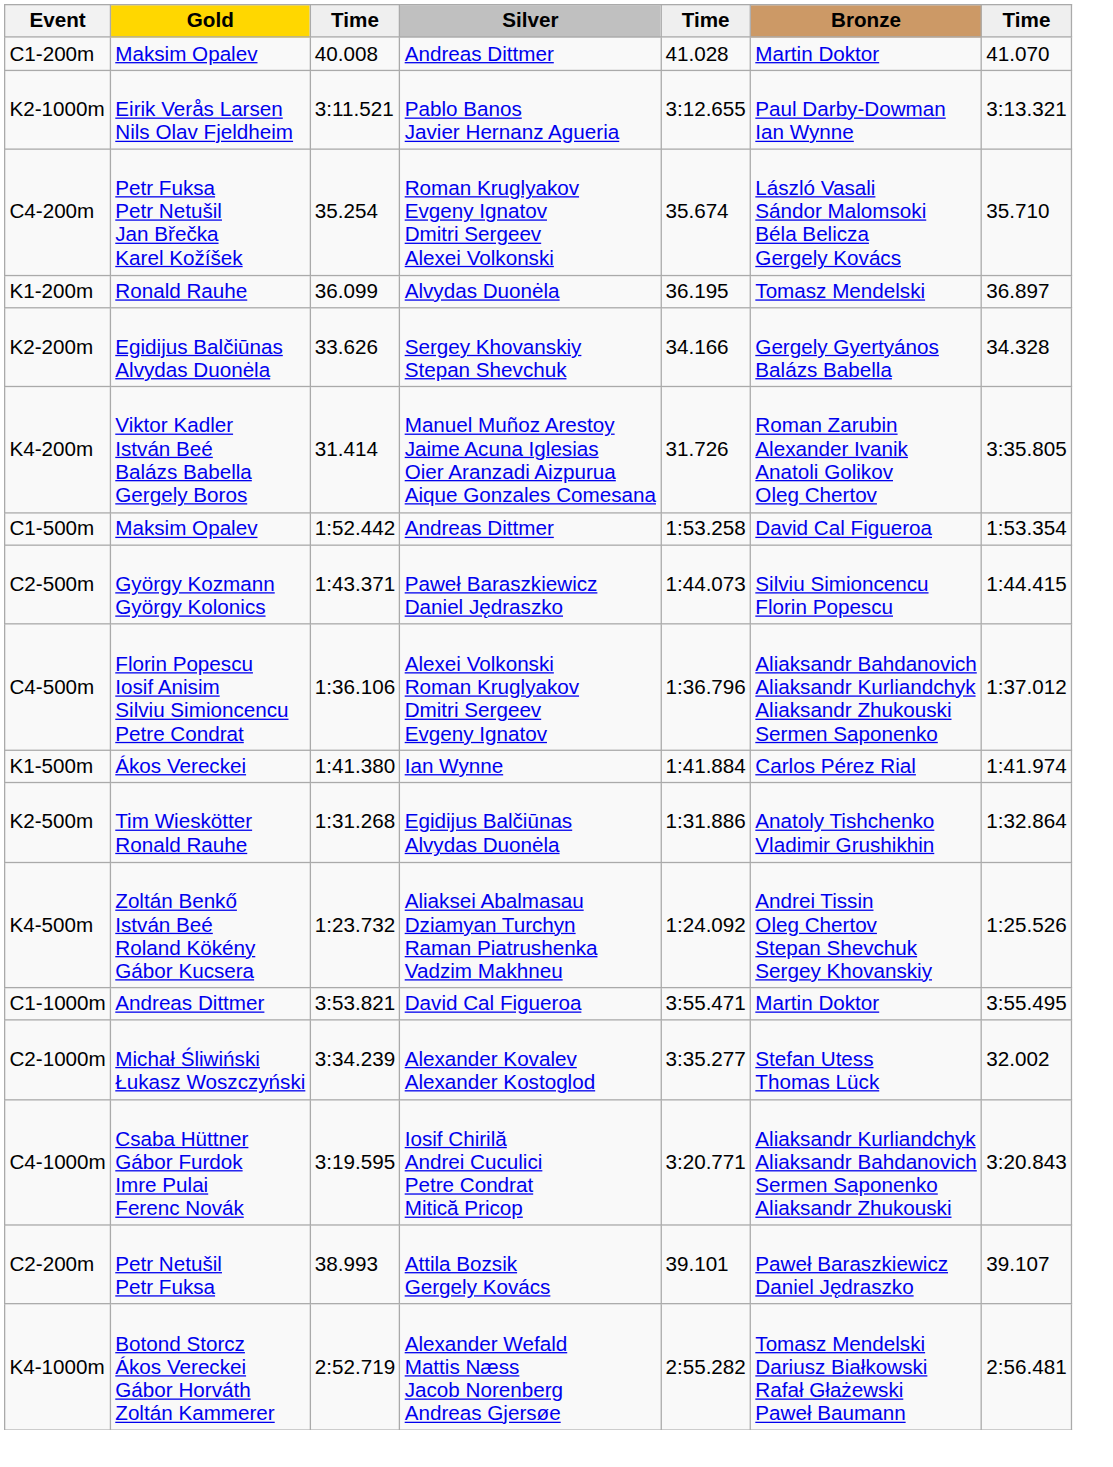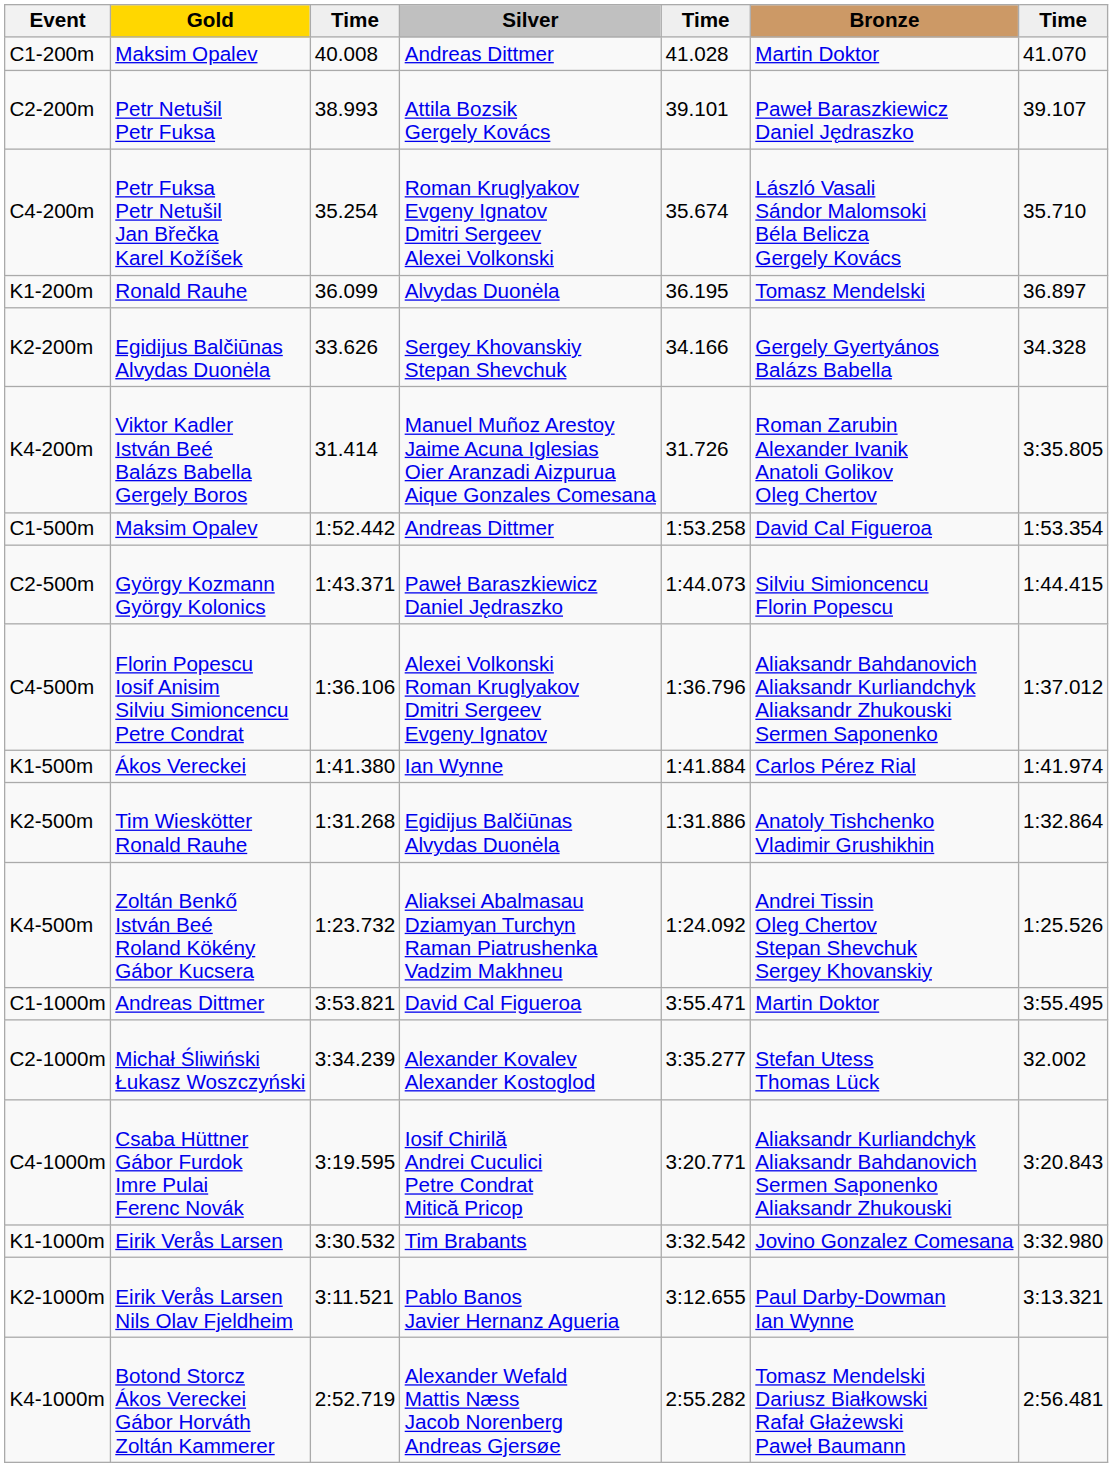rows swapped: (52, 1264) <-> (57, 109)
+ row: (57, 1241)
